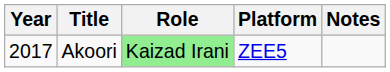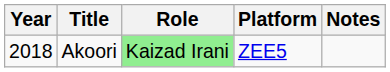(31, 50) 2017 -> (31, 50) 2018
